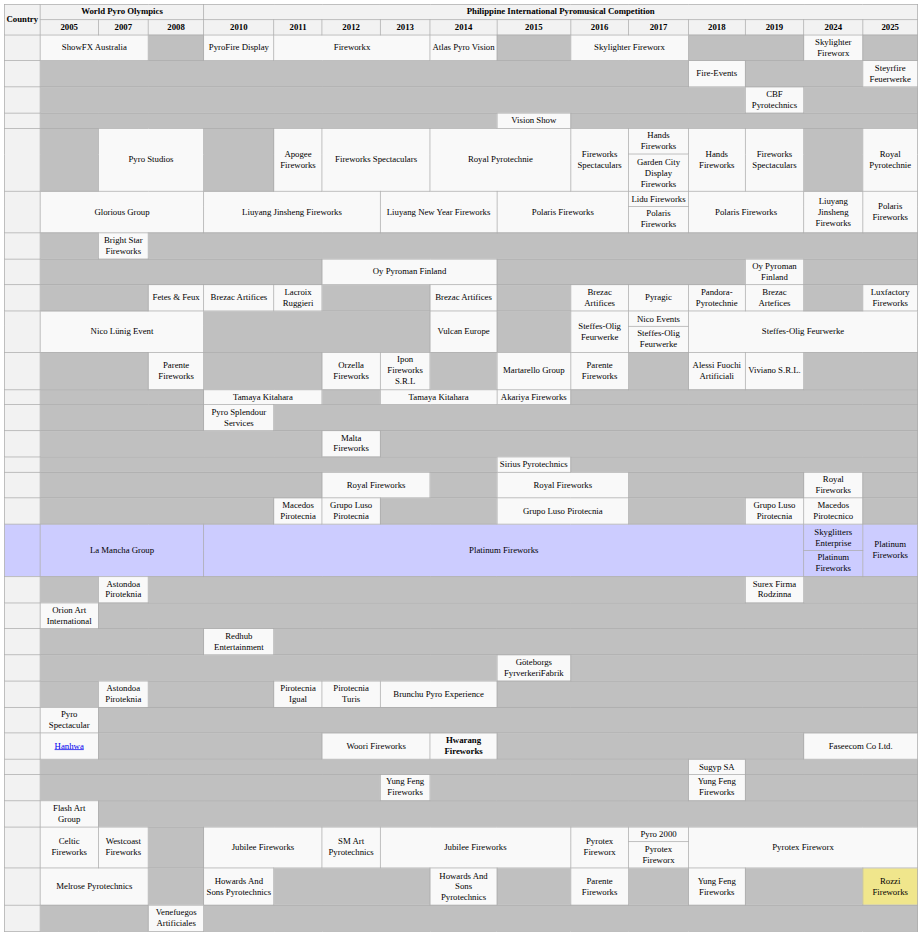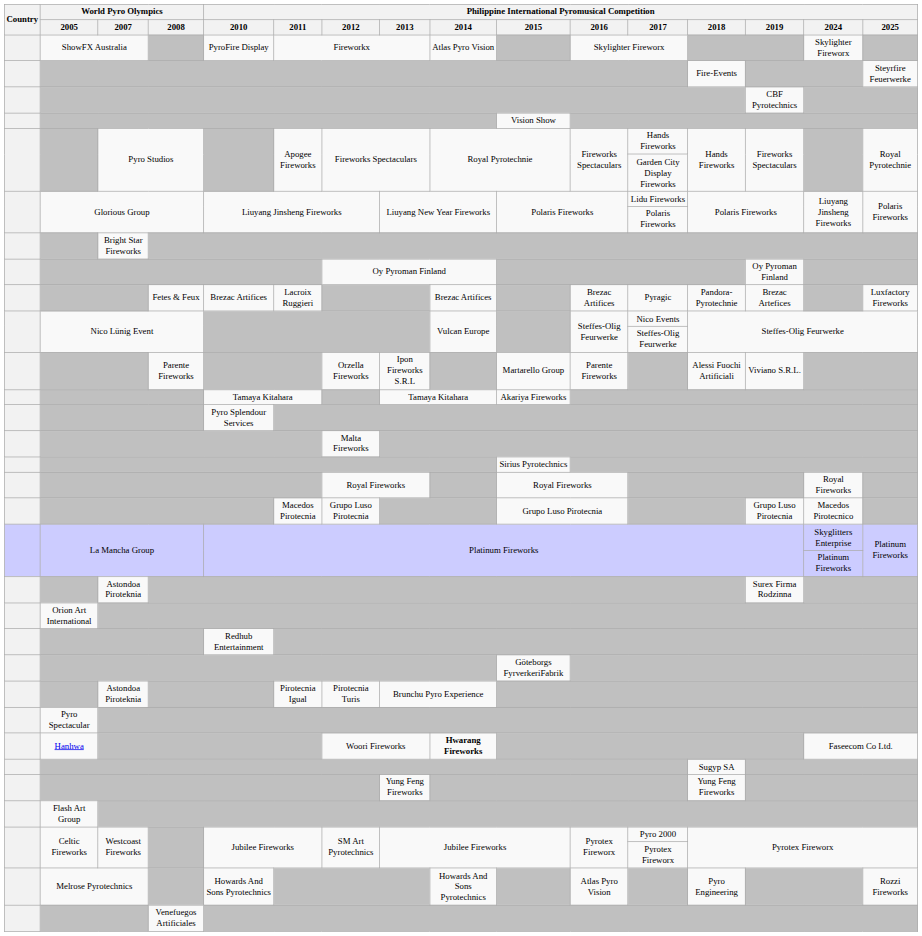(600, 886) Parente Fireworks -> (599, 886) Atlas Pyro Vision
(717, 886) Yung Feng Fireworks -> (717, 886) Pyro Engineering
(890, 886) khaki background -> (890, 886) no background
